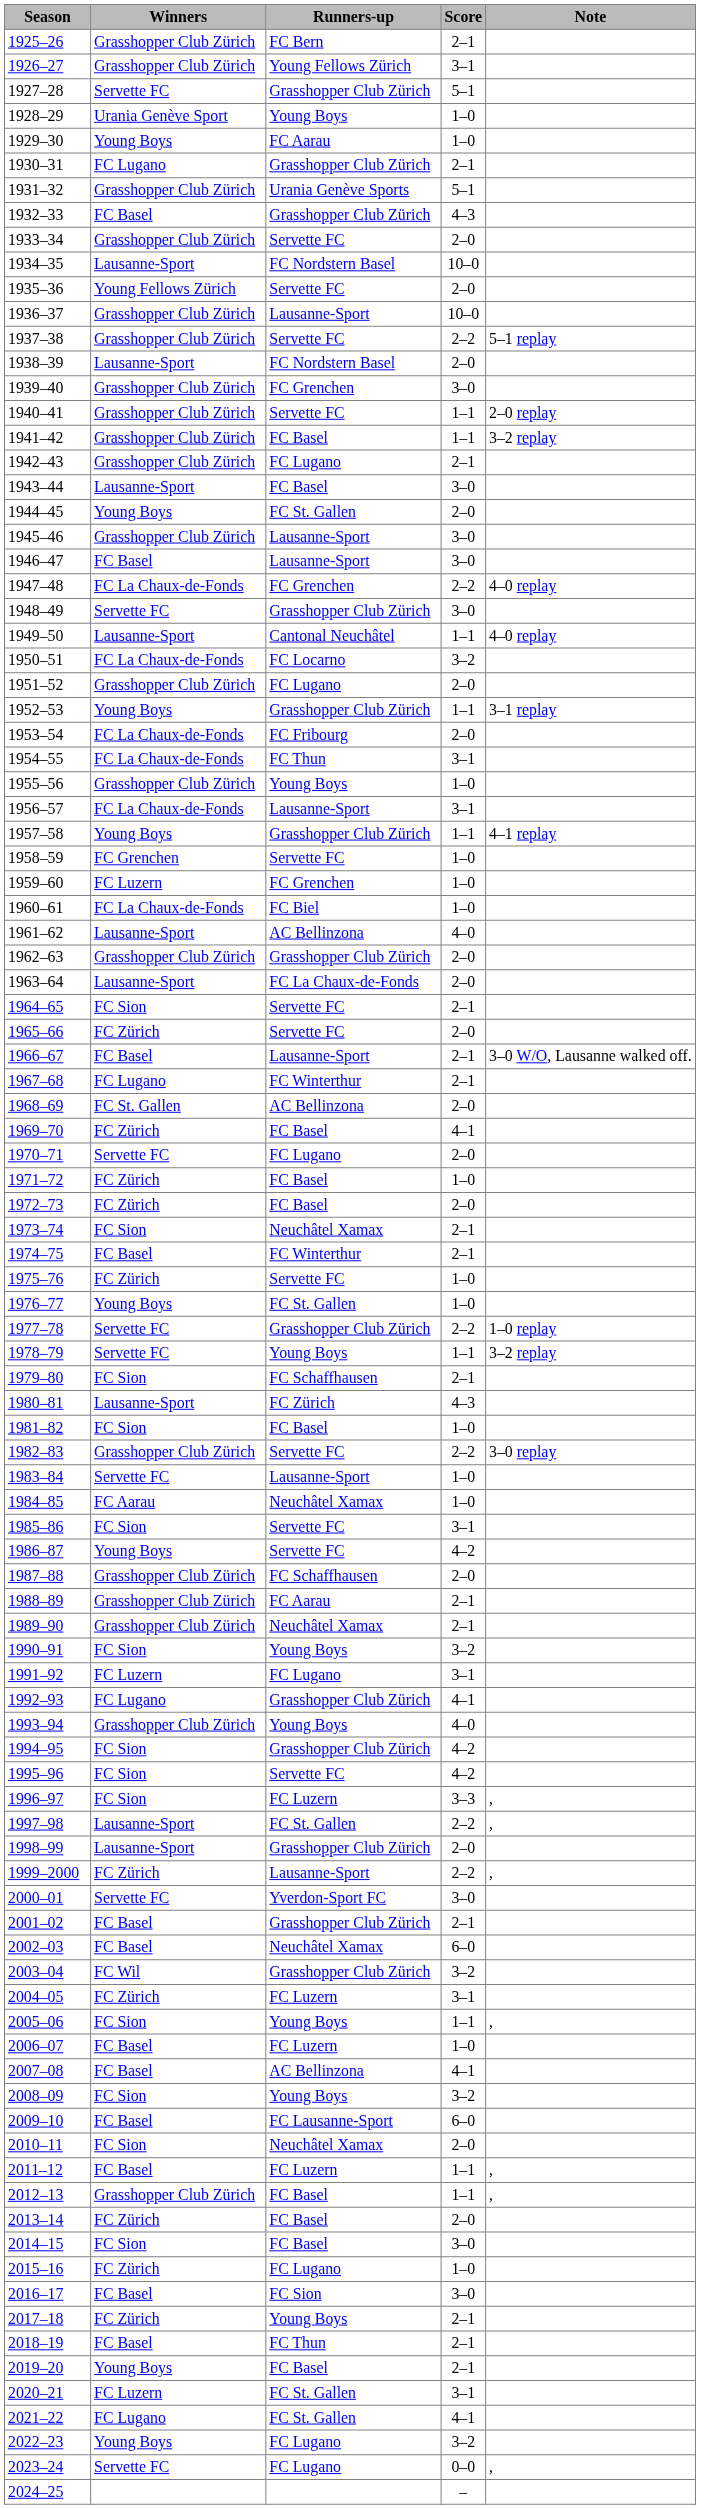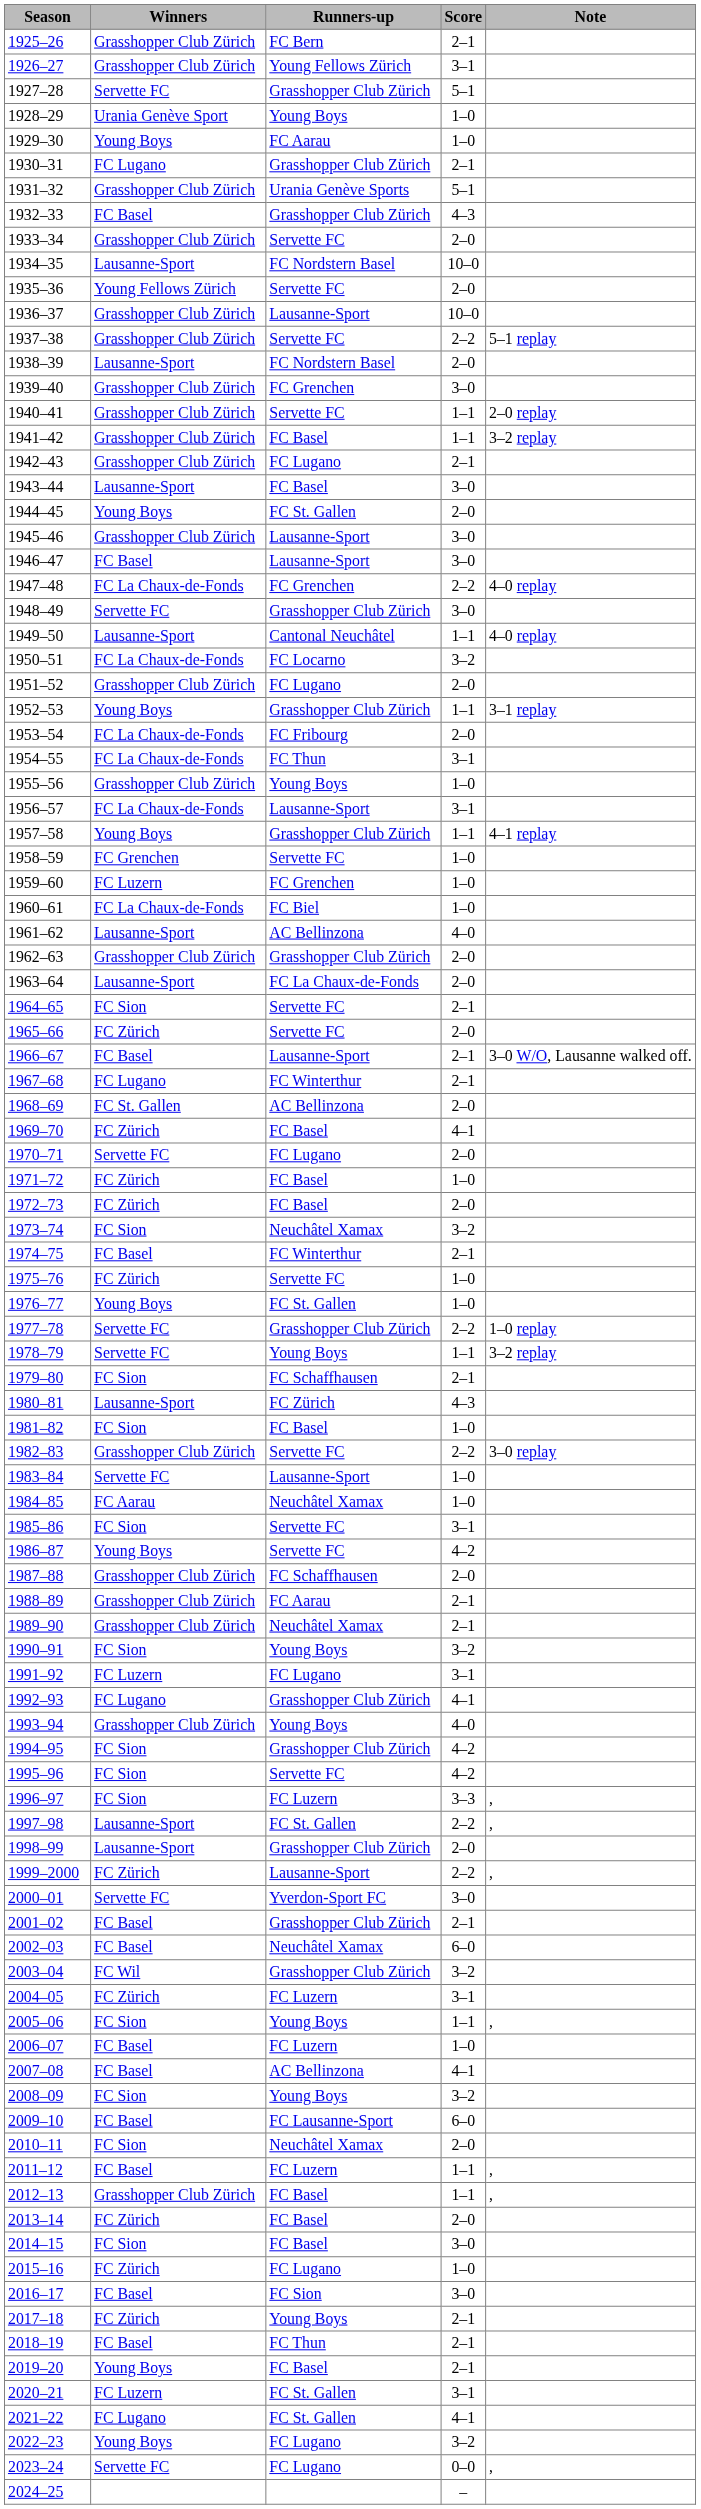(463, 1229) 2–1 -> (463, 1229) 3–2
